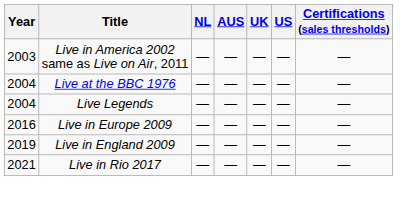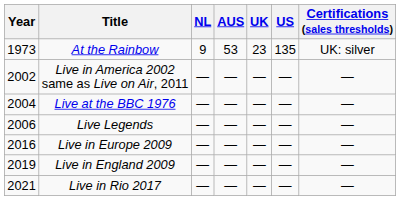+ row: (115, 49)
(22, 56) 2003 -> (22, 76) 2002
(22, 104) 2004 -> (22, 124) 2006
